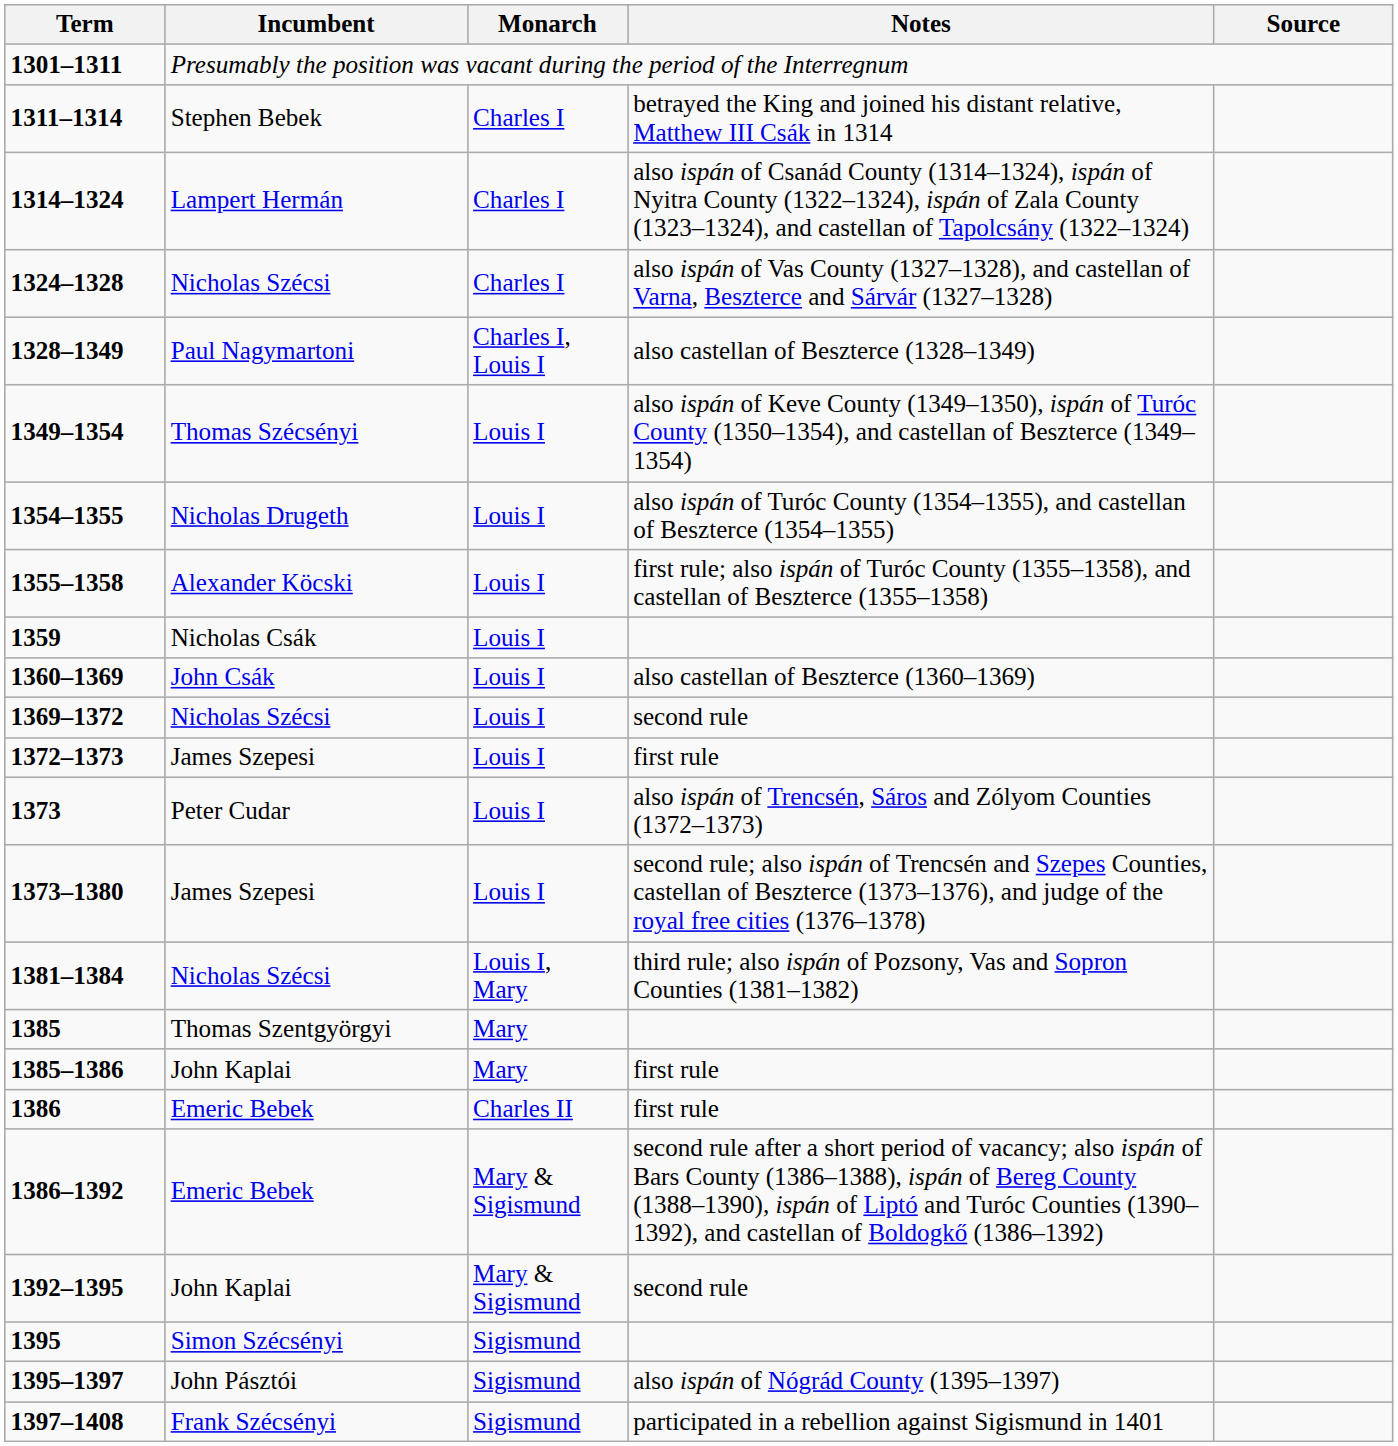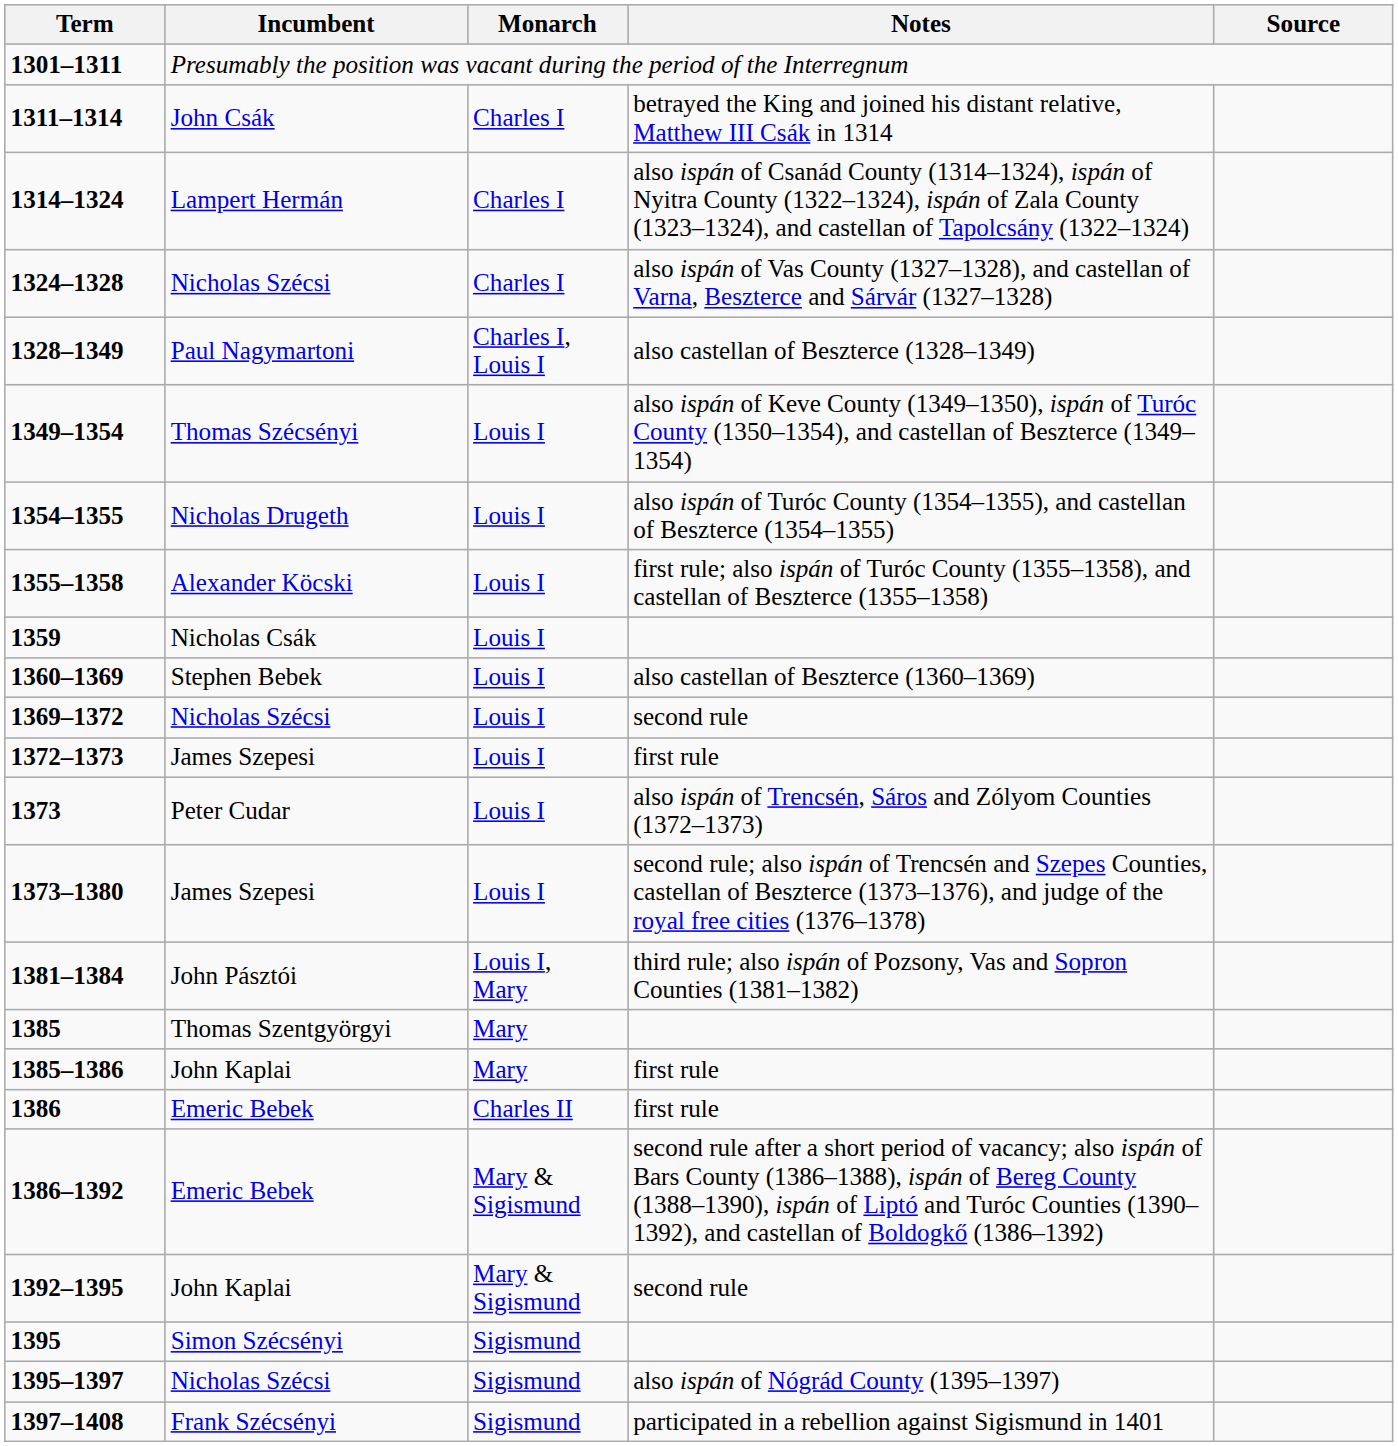(246, 118) Stephen Bebek -> (223, 118) John Csák
(223, 677) John Csák -> (246, 677) Stephen Bebek
(251, 975) Nicholas Szécsi -> (234, 975) John Pásztói
(234, 1381) John Pásztói -> (251, 1381) Nicholas Szécsi
